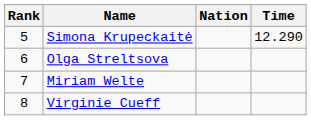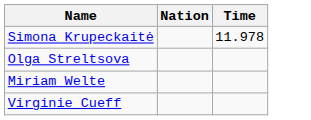- column: (24, 16)
(279, 38) 12.290 -> (240, 38) 11.978
